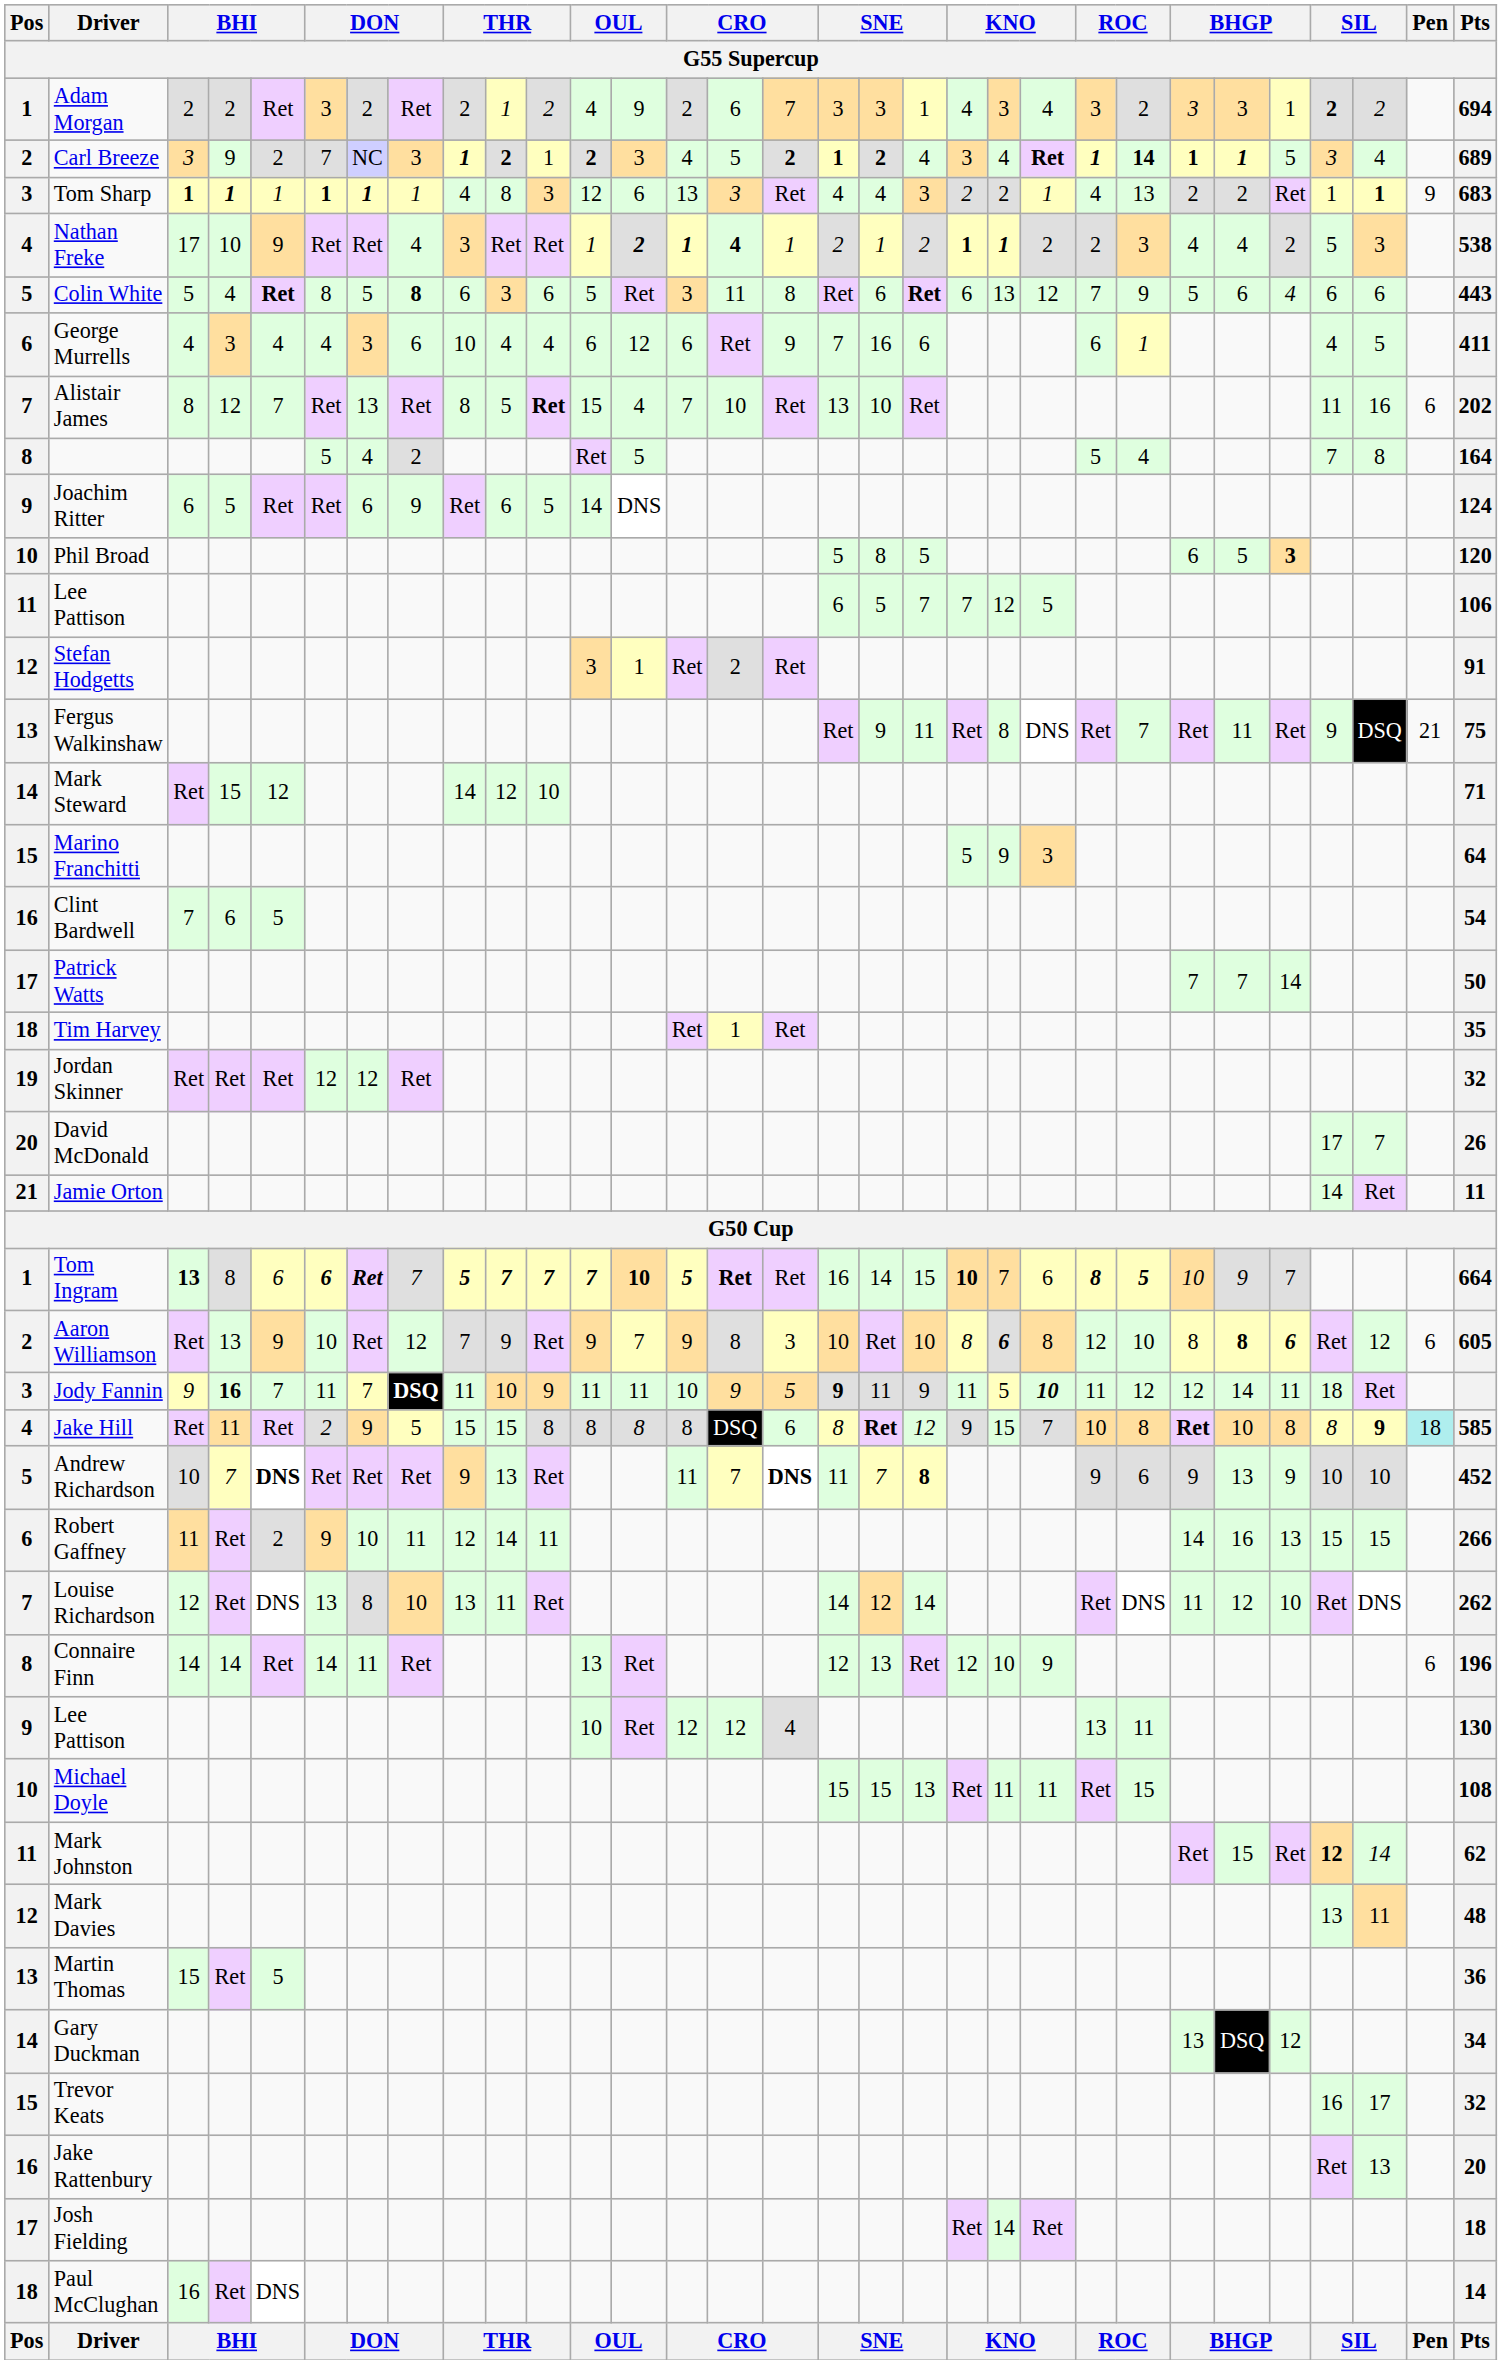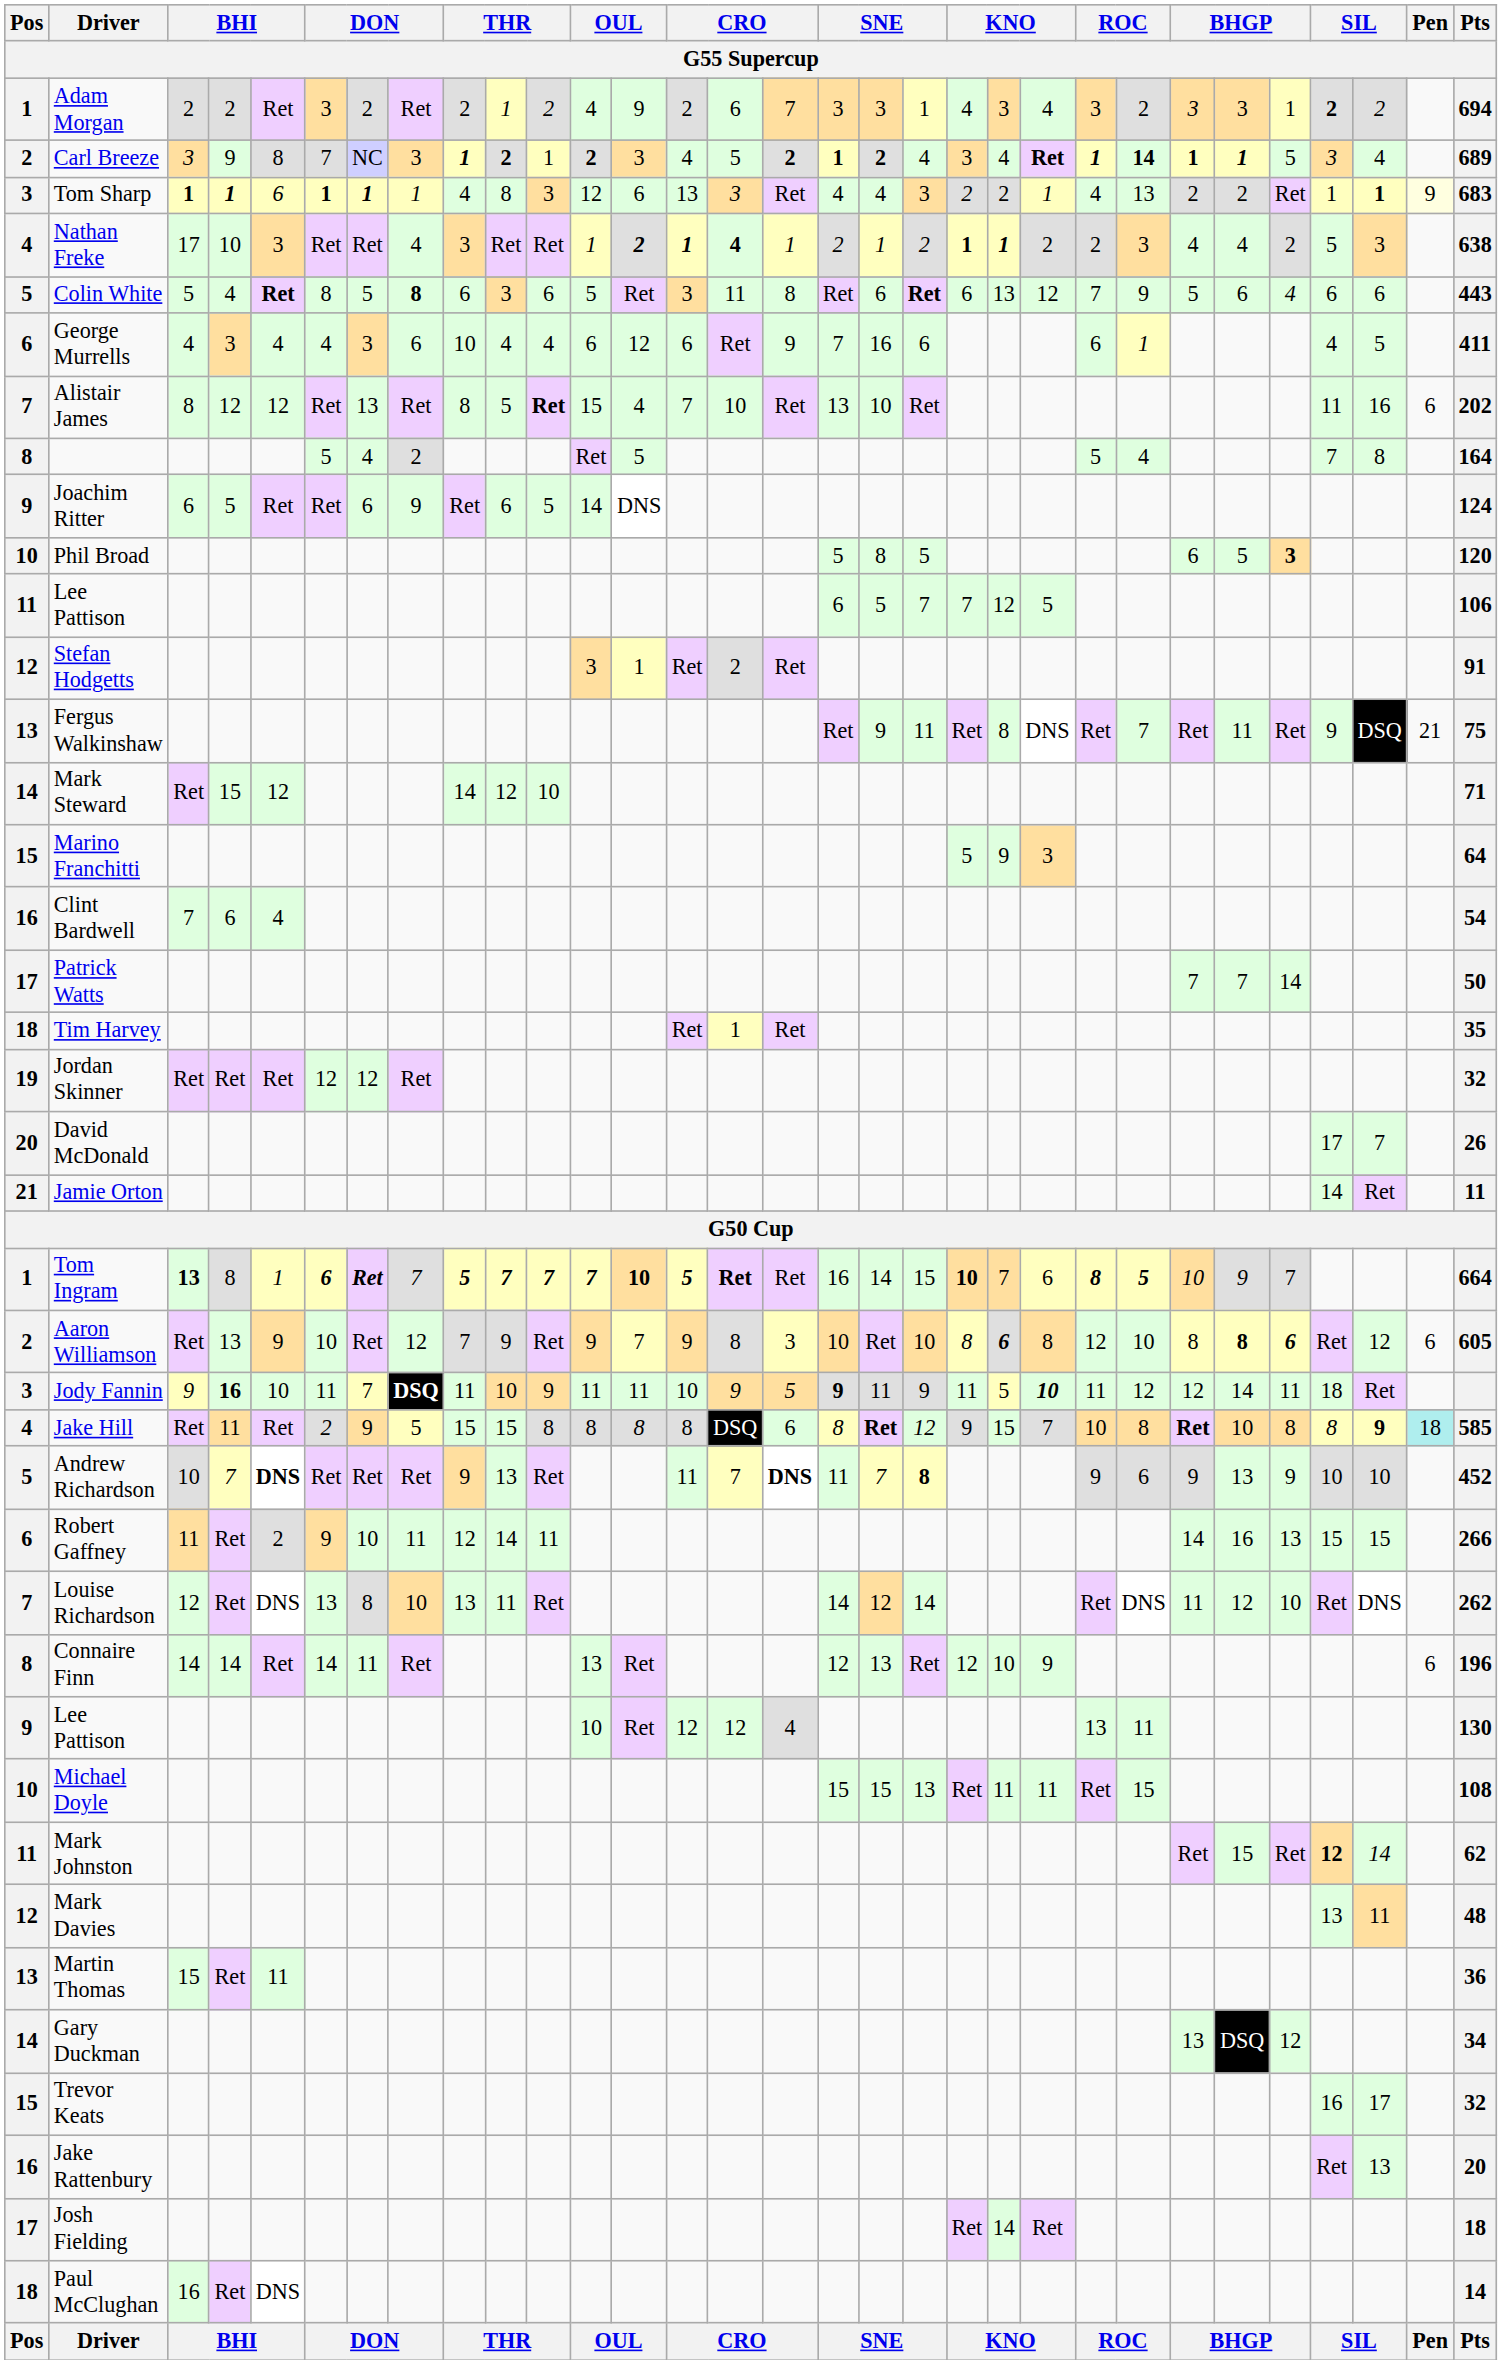(278, 158) 2 -> (278, 158) 8
(278, 194) 1 -> (278, 194) 6
(1430, 194) no background -> (1430, 194) lightyellow background
(278, 244) 9 -> (278, 244) 3
(1475, 244) 538 -> (1475, 244) 638
(278, 406) 7 -> (278, 406) 12
(278, 917) 5 -> (278, 917) 4
(278, 1278) 6 -> (278, 1278) 1
(278, 1390) 7 -> (278, 1390) 10
(278, 1977) 5 -> (278, 1977) 11
